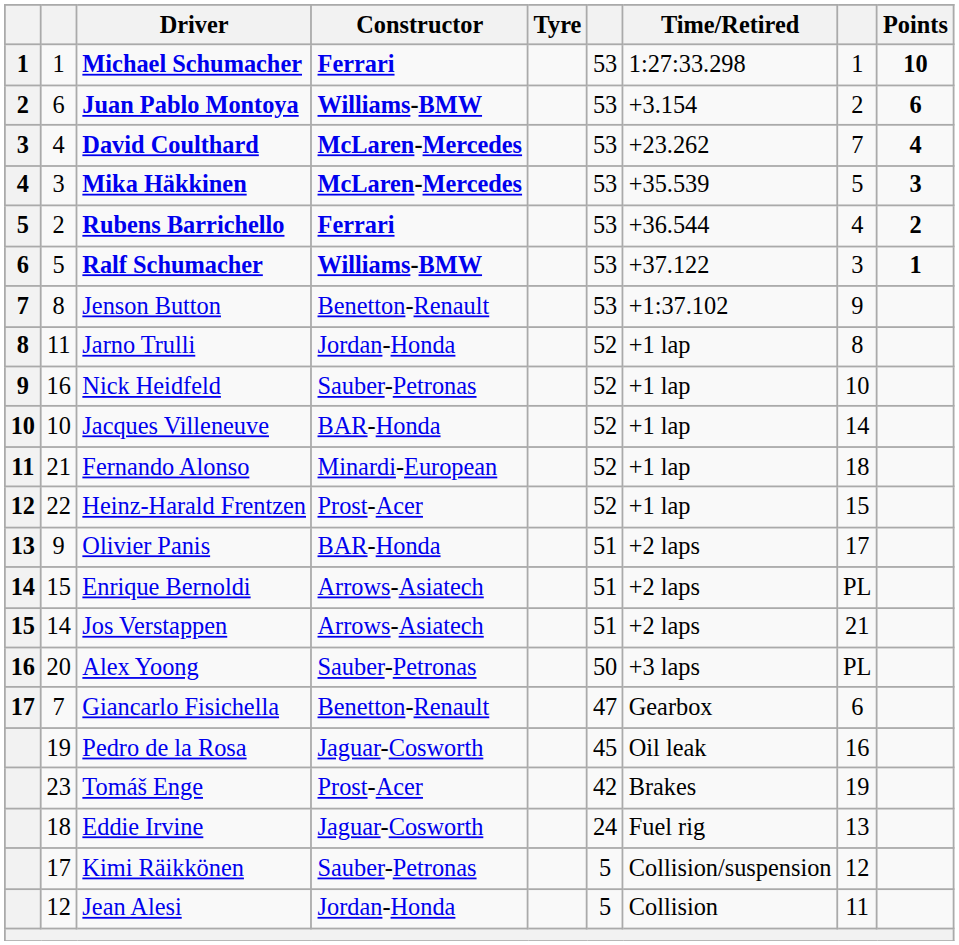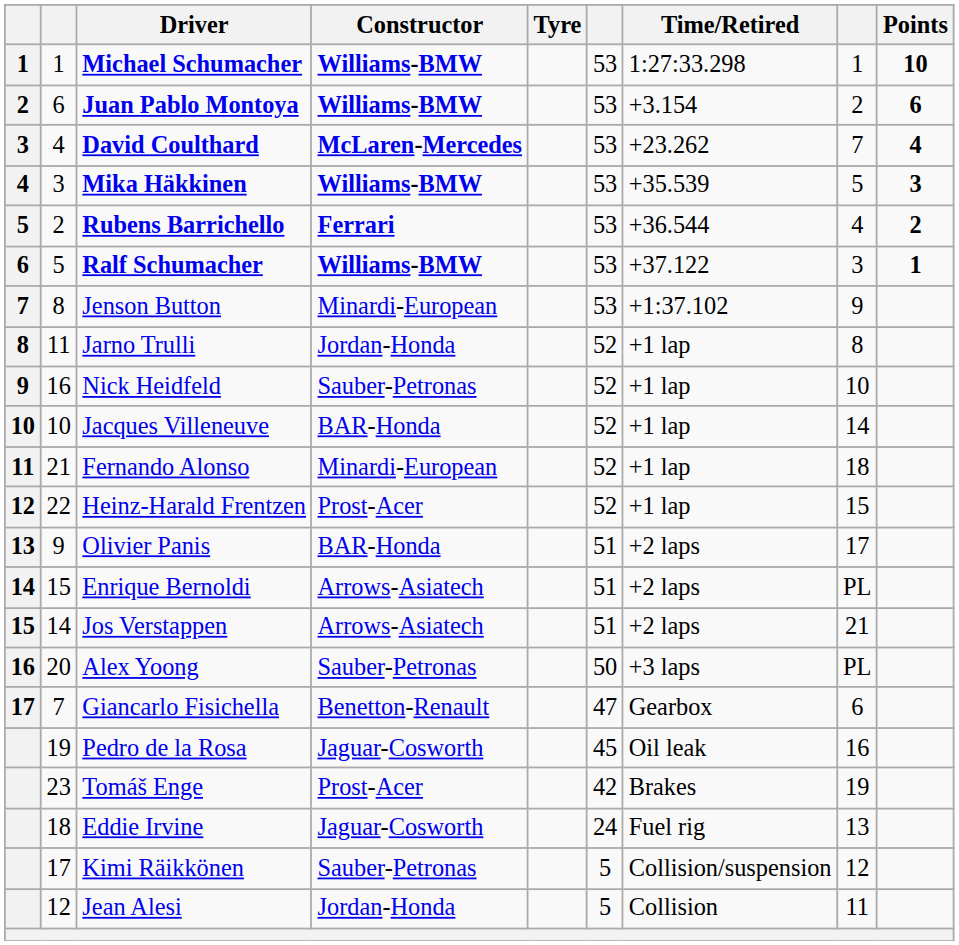(356, 64) Ferrari -> (400, 64) Williams-BMW
(420, 184) McLaren-Mercedes -> (400, 184) Williams-BMW
(403, 305) Benetton-Renault -> (407, 305) Minardi-European
